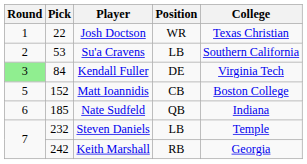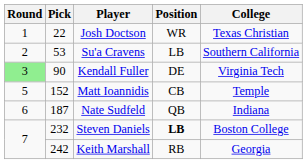(59, 71) 84 -> (59, 71) 90
(251, 91) Boston College -> (251, 91) Temple
(59, 110) 185 -> (59, 110) 187
(176, 129) normal -> (176, 129) bold
(251, 129) Temple -> (251, 129) Boston College
